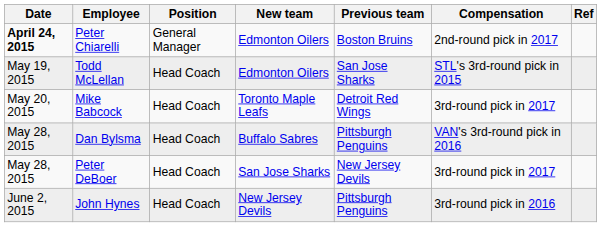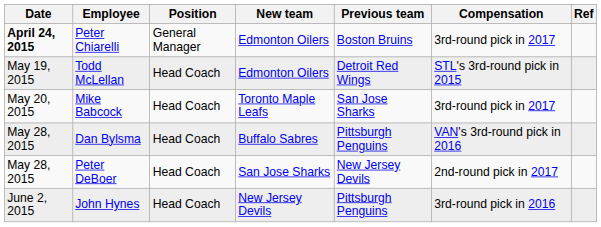(496, 40) 2nd-round pick in 2017 -> (495, 40) 3rd-round pick in 2017
(362, 73) San Jose Sharks -> (368, 73) Detroit Red Wings
(368, 106) Detroit Red Wings -> (362, 106) San Jose Sharks
(495, 172) 3rd-round pick in 2017 -> (496, 172) 2nd-round pick in 2017
